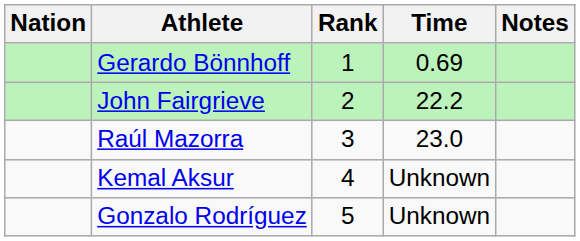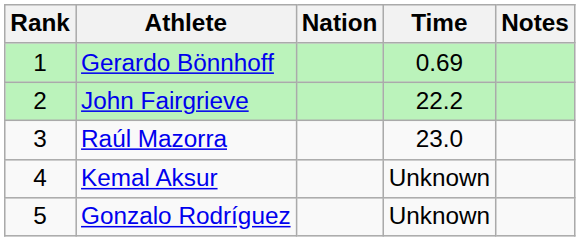columns swapped: (348, 23) <-> (48, 23)
